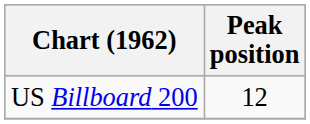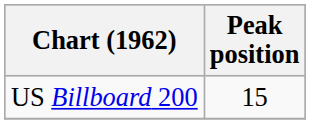(255, 97) 12 -> (255, 97) 15
